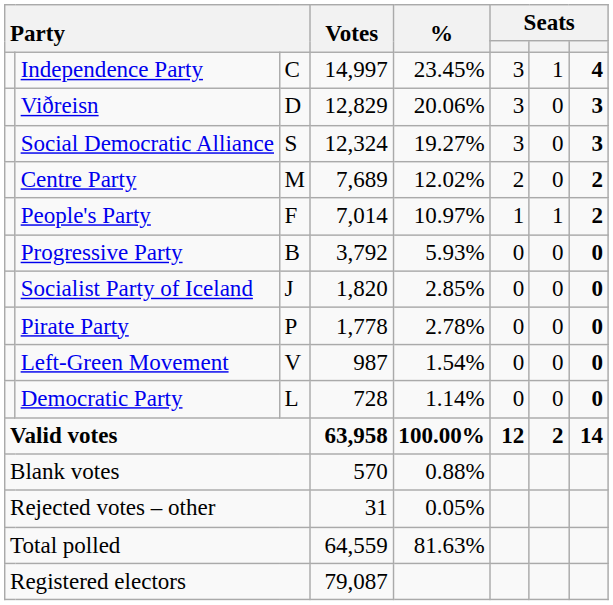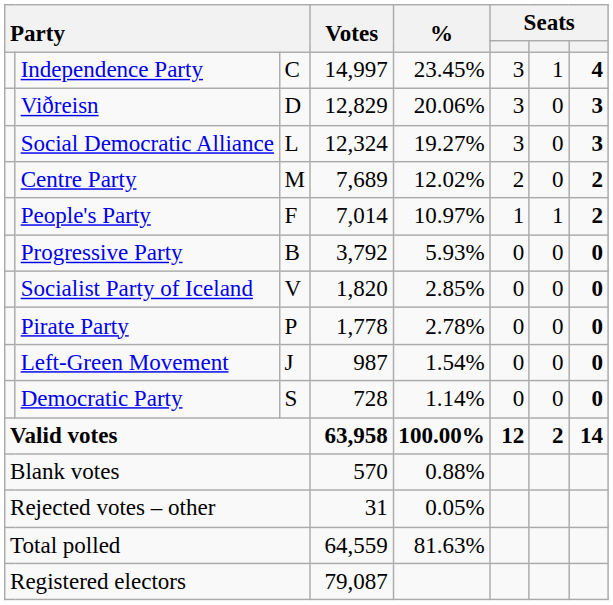(291, 143) S -> (292, 143) L
(289, 289) J -> (293, 289) V
(293, 362) V -> (289, 362) J
(292, 398) L -> (291, 398) S
